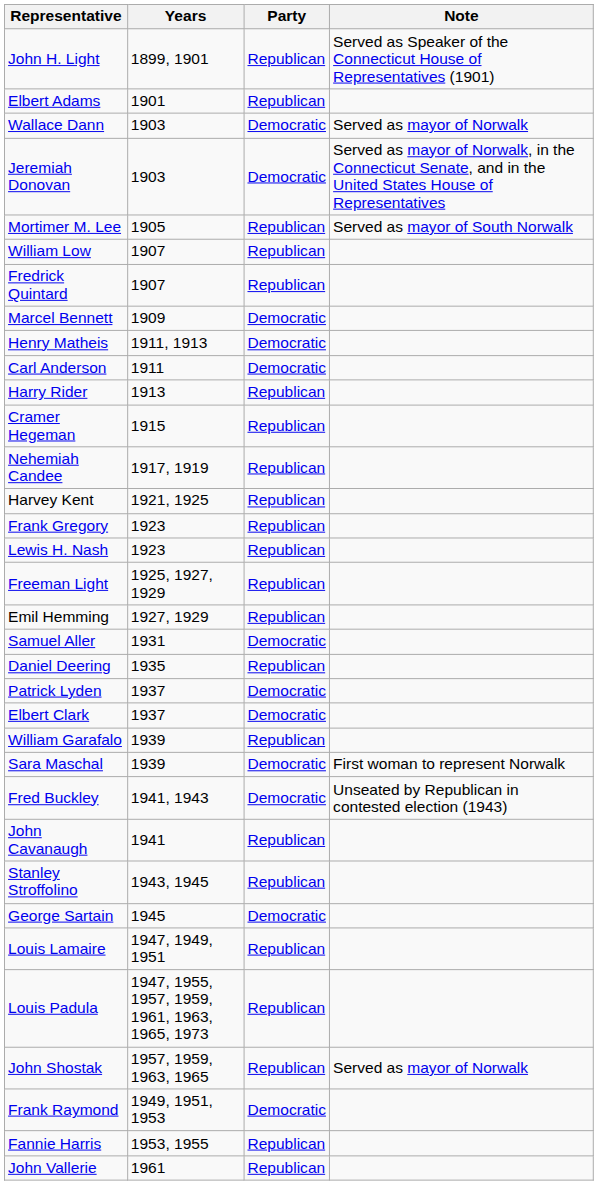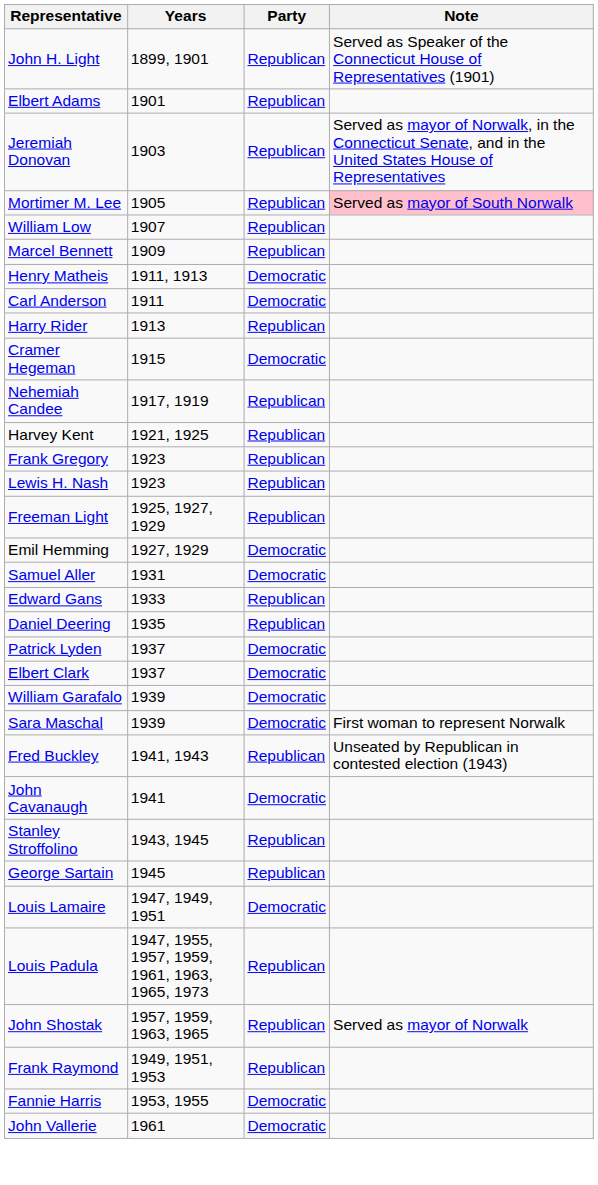- row: (56, 125)
(287, 176) Democratic -> (286, 151) Republican
(453, 227) no background -> (453, 202) pink background
- row: (38, 285)
(287, 318) Democratic -> (286, 251) Republican
(286, 425) Republican -> (287, 358) Democratic
(286, 616) Republican -> (287, 550) Democratic
+ row: (55, 599)
(286, 740) Republican -> (287, 697) Democratic
(287, 798) Democratic -> (286, 755) Republican
(286, 840) Republican -> (287, 798) Democratic
(287, 915) Democratic -> (286, 873) Republican
(286, 948) Republican -> (287, 906) Democratic
(287, 1109) Democratic -> (286, 1067) Republican
(286, 1143) Republican -> (287, 1101) Democratic
(286, 1167) Republican -> (287, 1125) Democratic
